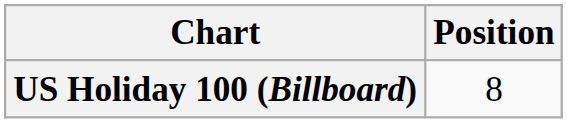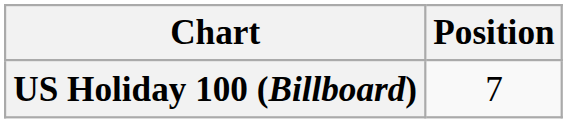(494, 88) 8 -> (494, 88) 7
